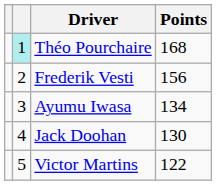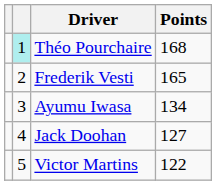(173, 77) 156 -> (173, 77) 165
(173, 135) 130 -> (173, 135) 127
